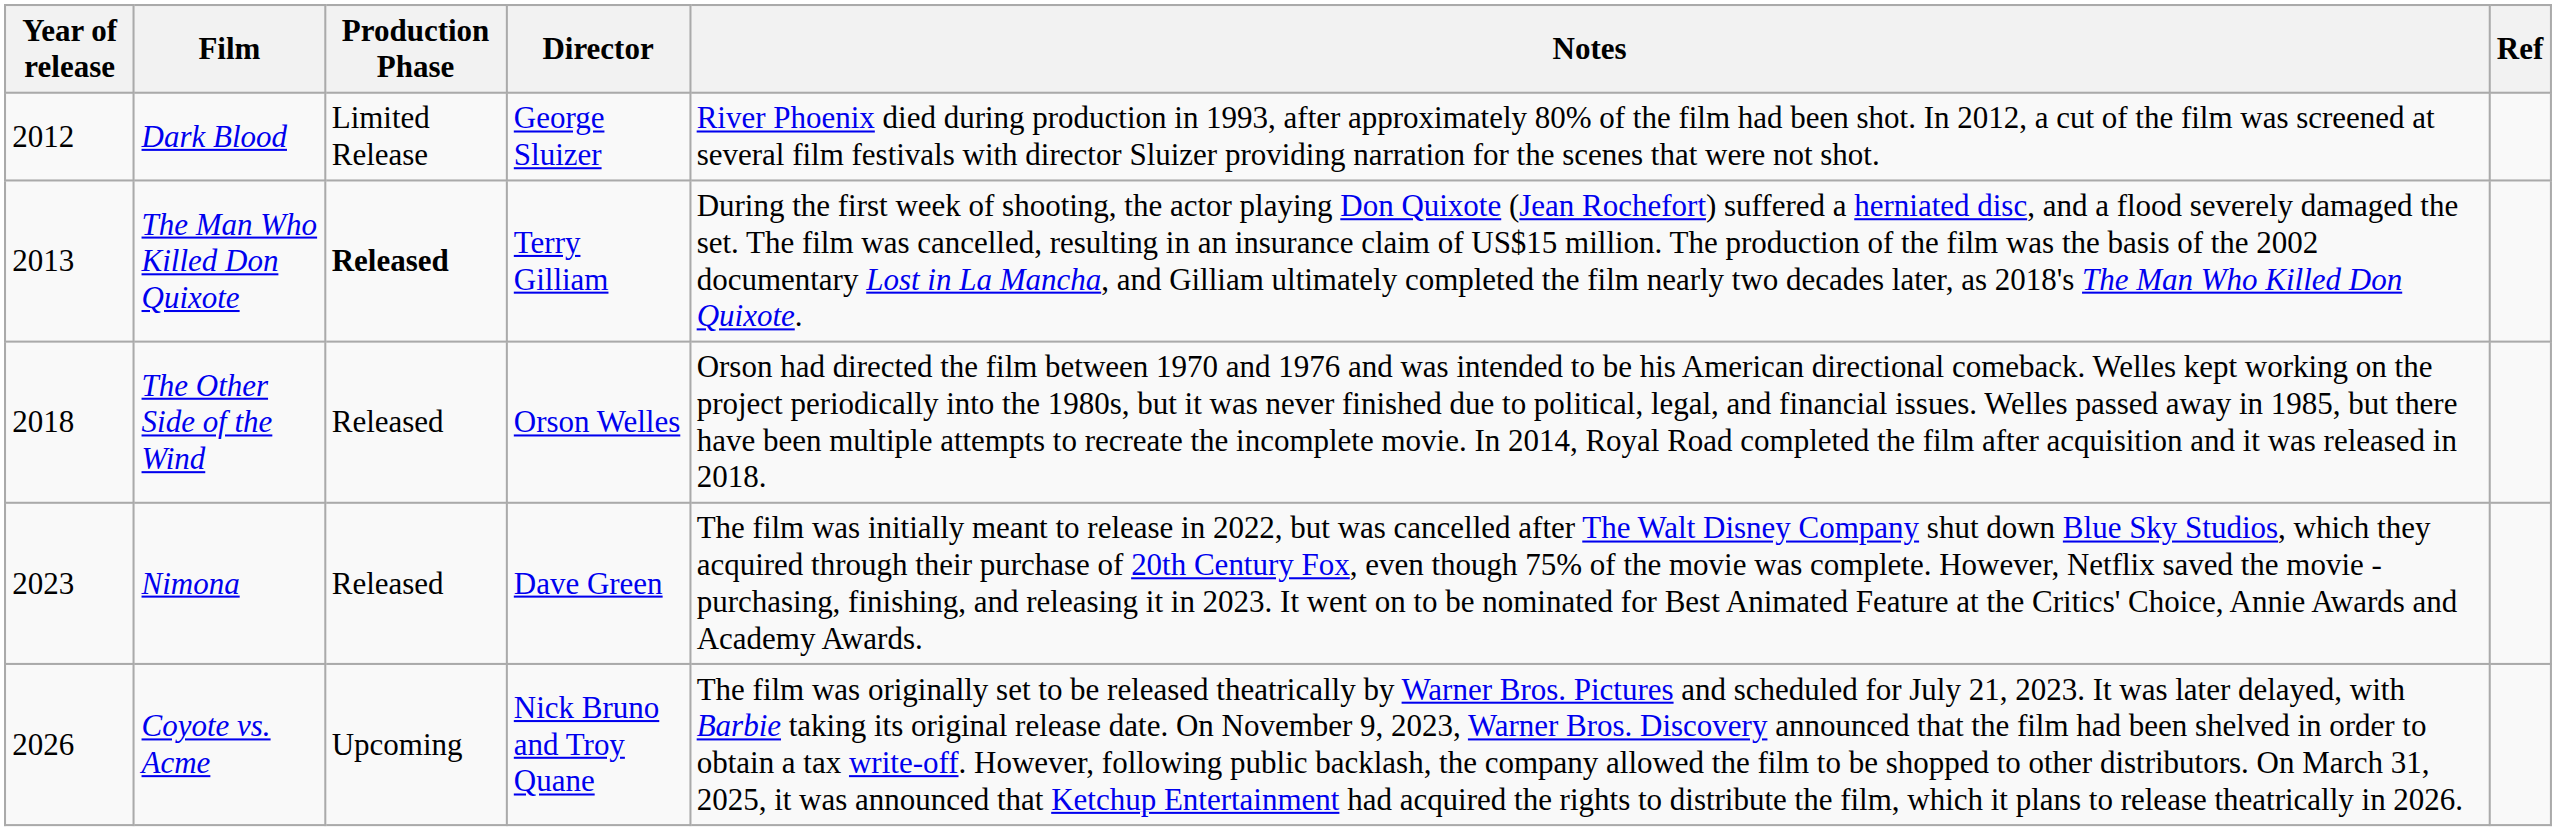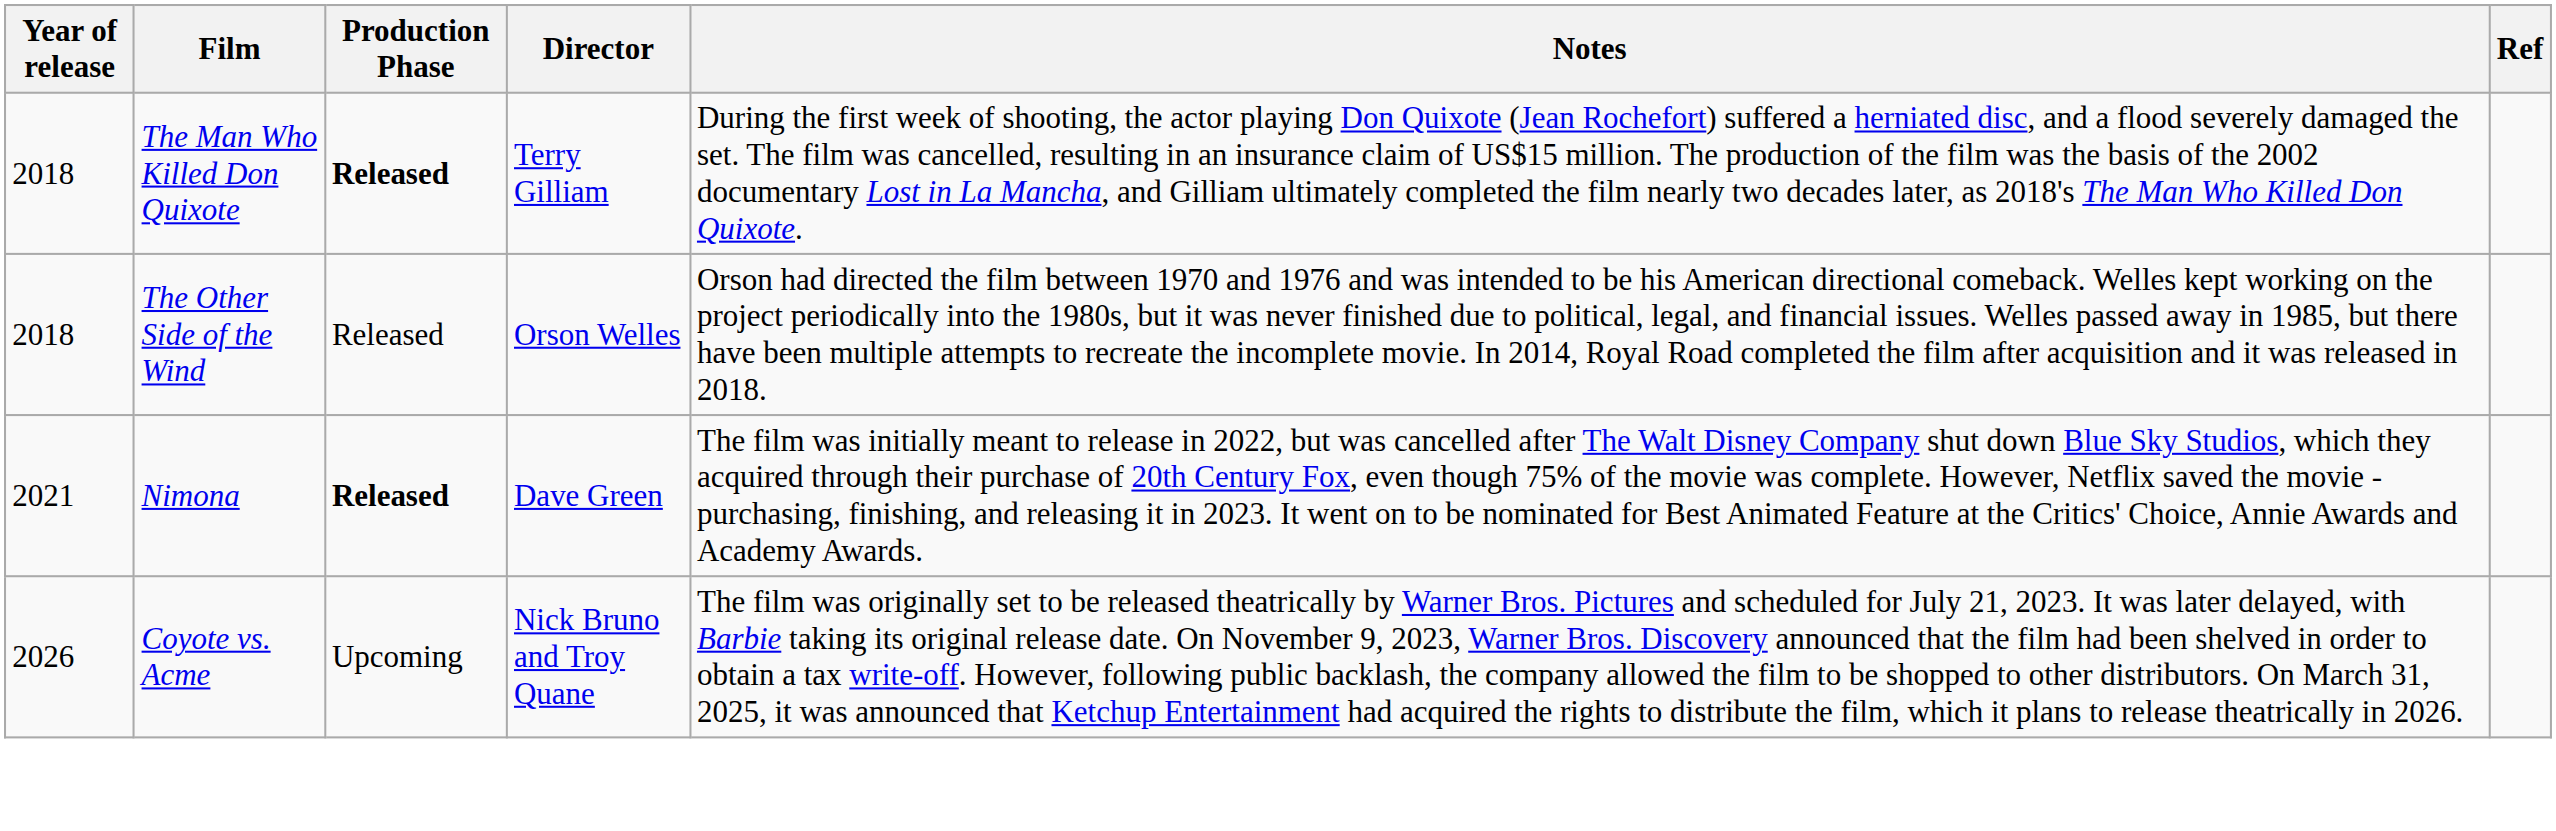- row: (214, 136)
(43, 261) 2013 -> (43, 173) 2018
(43, 583) 2023 -> (43, 495) 2021
(388, 583) normal -> (390, 495) bold
